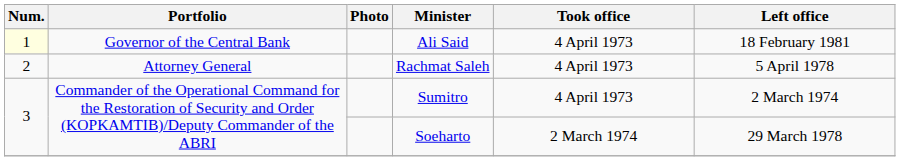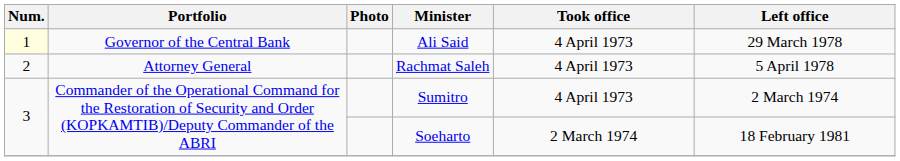(795, 41) 18 February 1981 -> (795, 41) 29 March 1978
(795, 136) 29 March 1978 -> (795, 136) 18 February 1981
